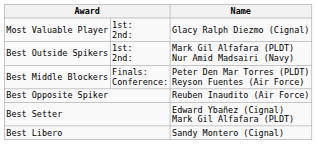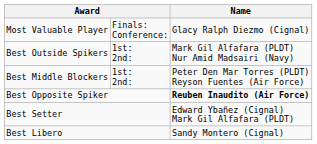(122, 30) 1st: 2nd: -> (140, 30) Finals: Conference:
(140, 77) Finals: Conference: -> (122, 77) 1st: 2nd:
(241, 96) normal -> (241, 96) bold
